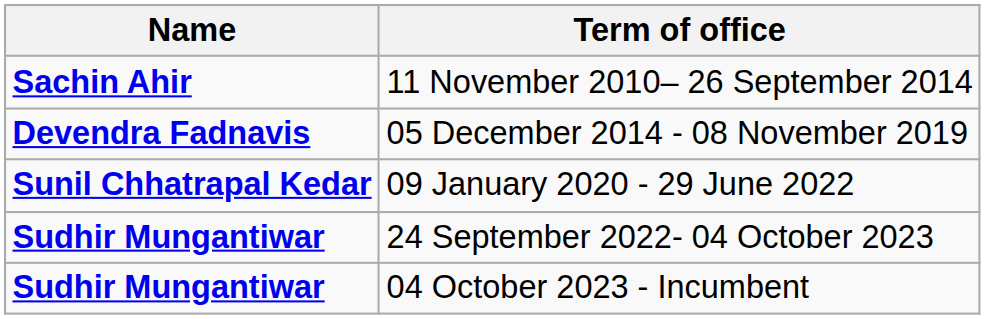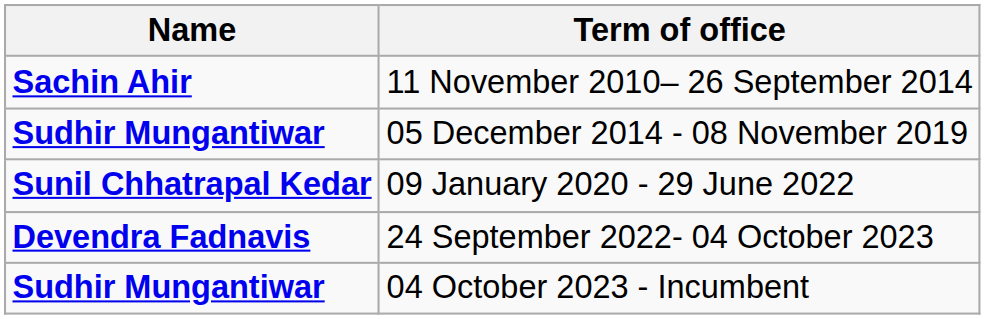(161, 133) Devendra Fadnavis -> (169, 133) Sudhir Mungantiwar
(169, 236) Sudhir Mungantiwar -> (161, 236) Devendra Fadnavis
